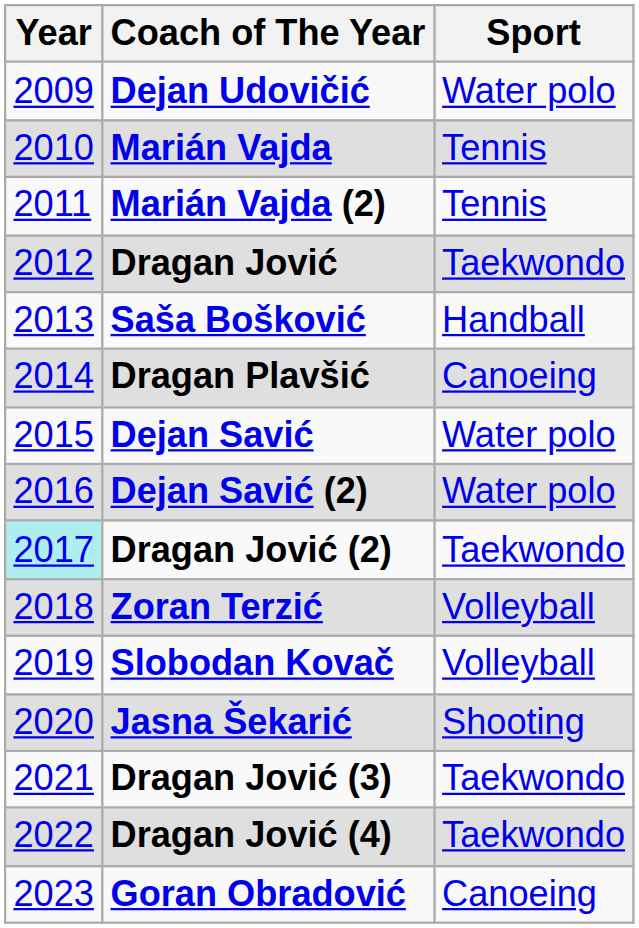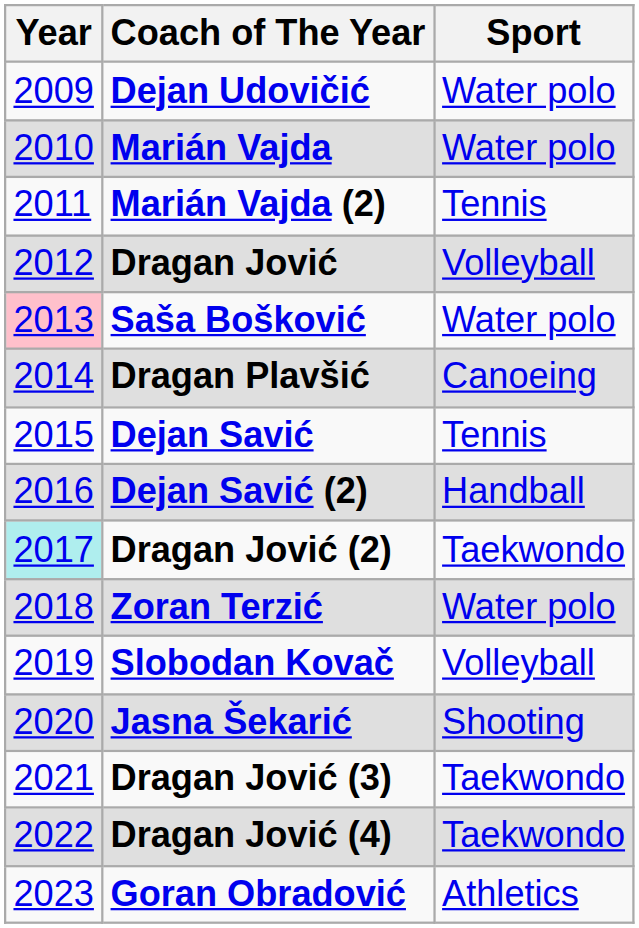(494, 147) Tennis -> (529, 147) Water polo
(534, 262) Taekwondo -> (518, 262) Volleyball
(54, 319) no background -> (54, 319) pink background
(513, 319) Handball -> (529, 319) Water polo
(529, 434) Water polo -> (494, 434) Tennis
(529, 491) Water polo -> (513, 491) Handball
(518, 606) Volleyball -> (529, 606) Water polo
(519, 893) Canoeing -> (510, 893) Athletics
